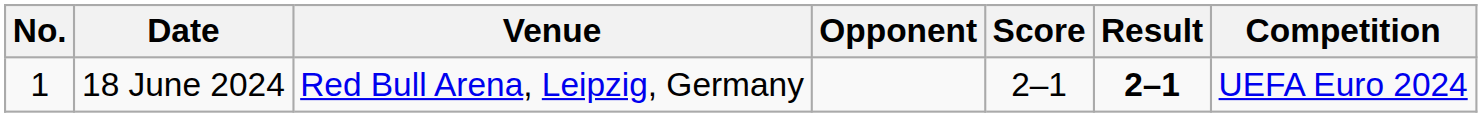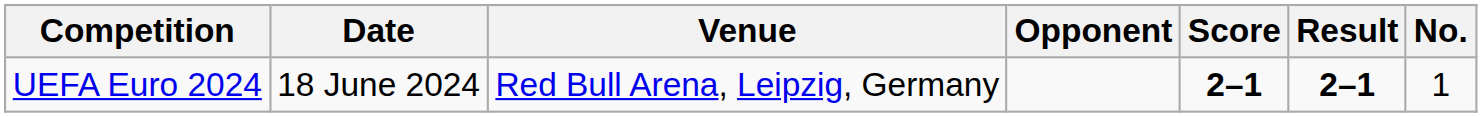columns swapped: (40, 31) <-> (1343, 31)
(1039, 84) normal -> (1234, 84) bold
